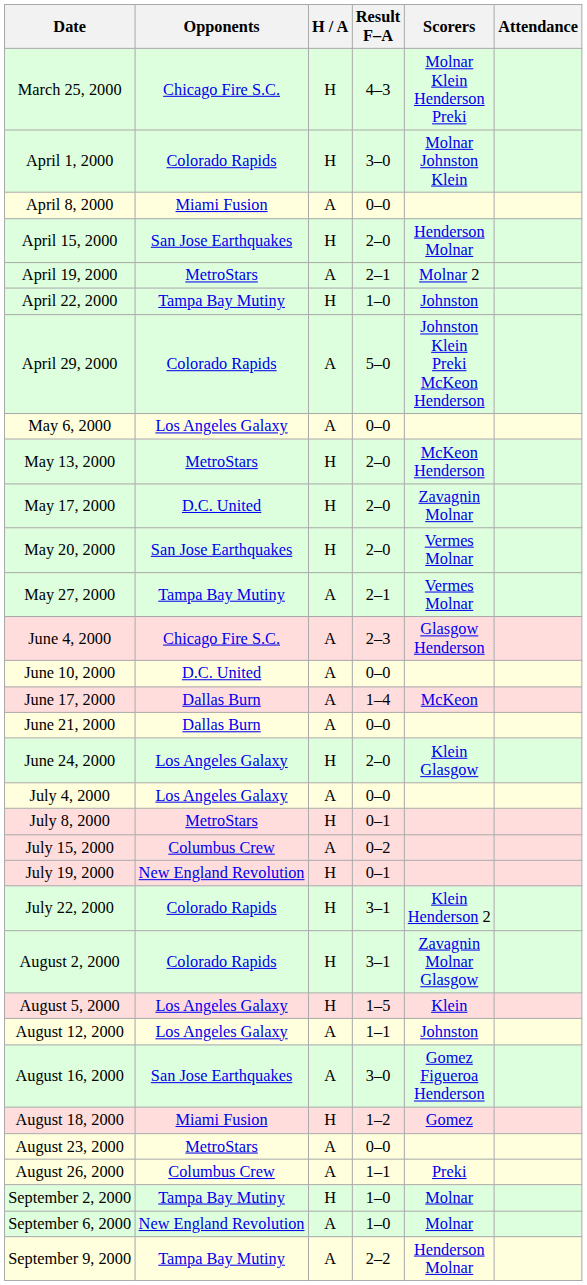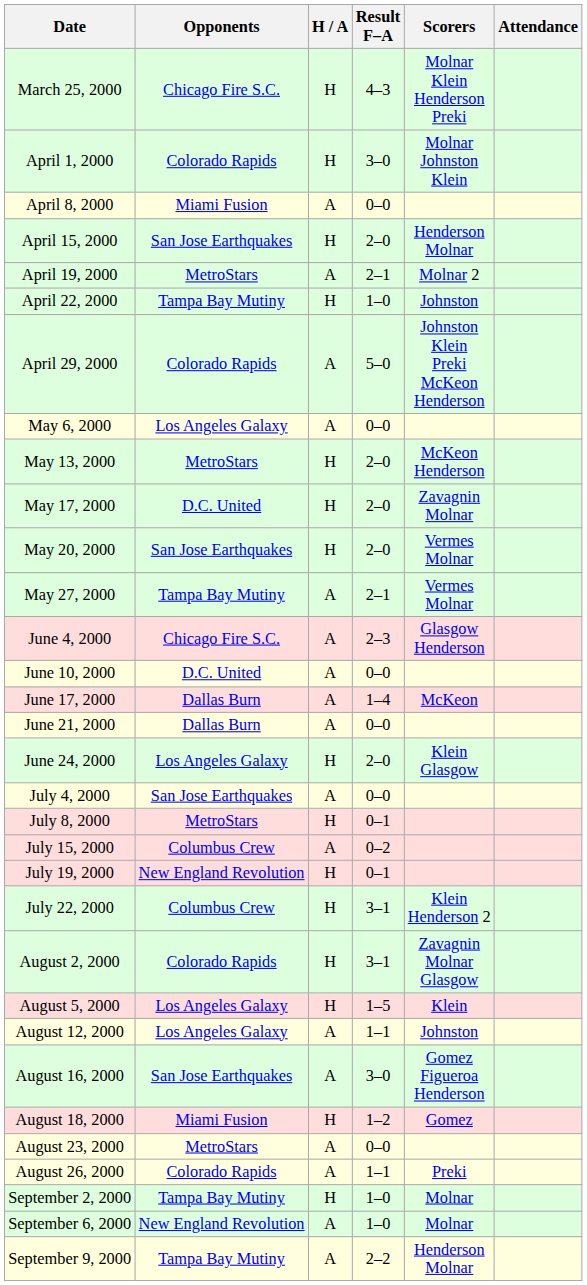(222, 795) Los Angeles Galaxy -> (222, 795) San Jose Earthquakes
(222, 908) Colorado Rapids -> (222, 908) Columbus Crew
(222, 1171) Columbus Crew -> (222, 1171) Colorado Rapids
